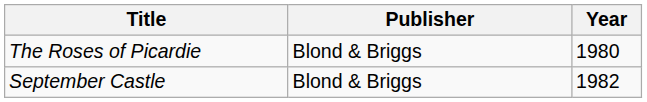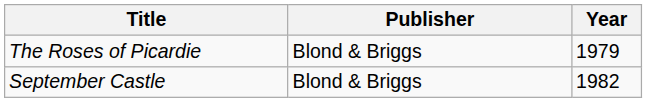(598, 50) 1980 -> (598, 50) 1979
